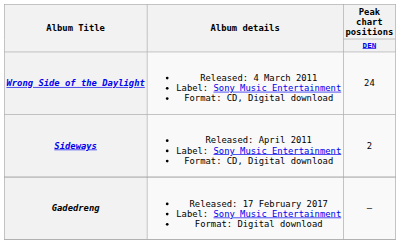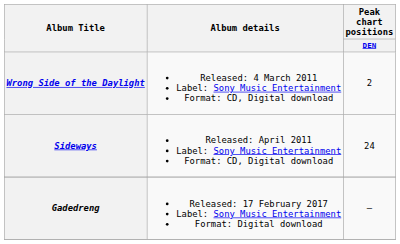(369, 83) 24 -> (369, 83) 2
(369, 146) 2 -> (369, 146) 24
